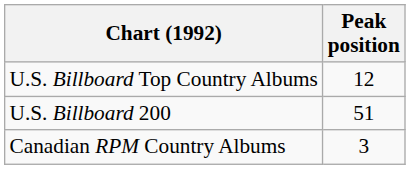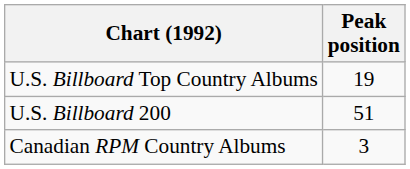(364, 79) 12 -> (364, 79) 19
